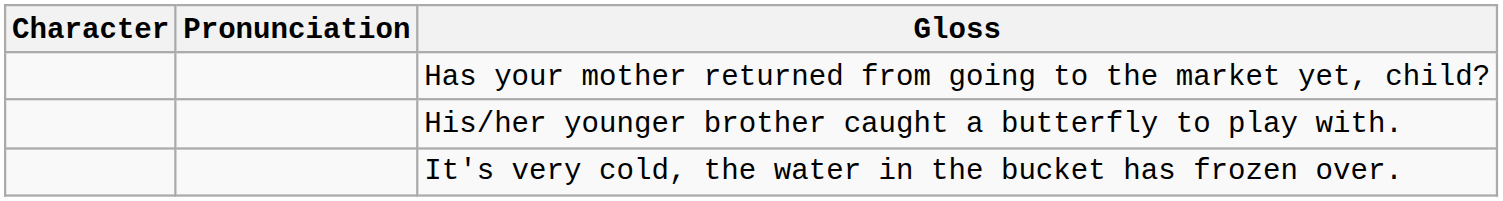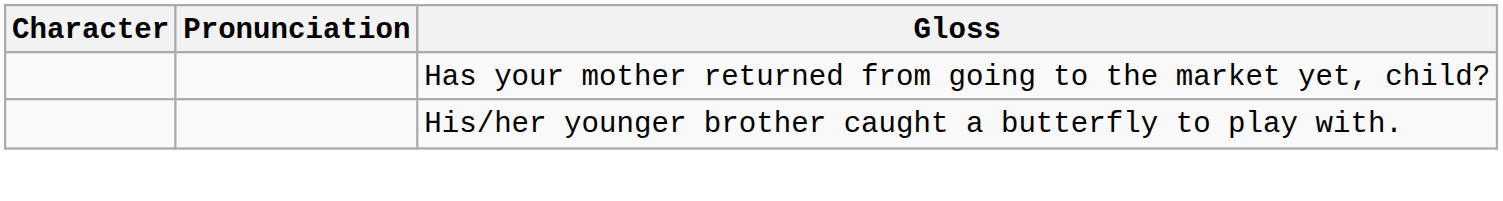- row: (914, 171)
